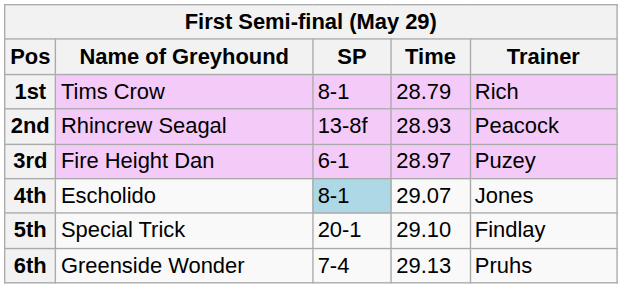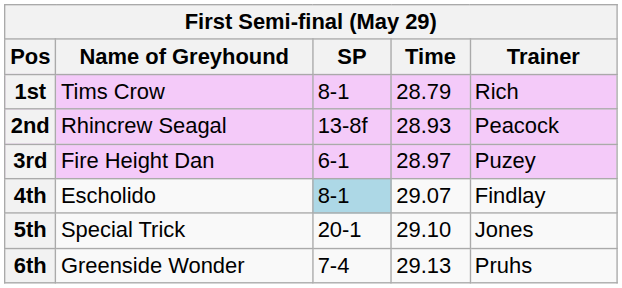(504, 195) Jones -> (510, 195) Findlay
(510, 230) Findlay -> (504, 230) Jones
